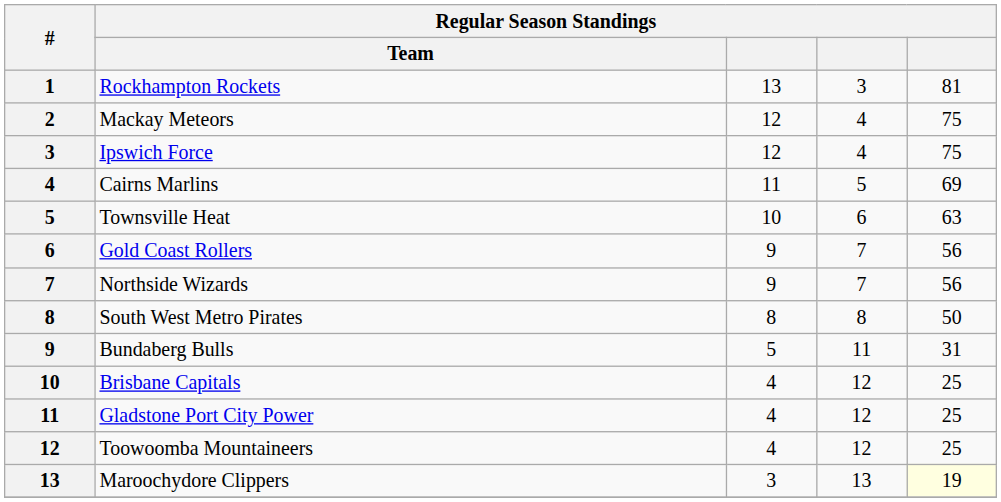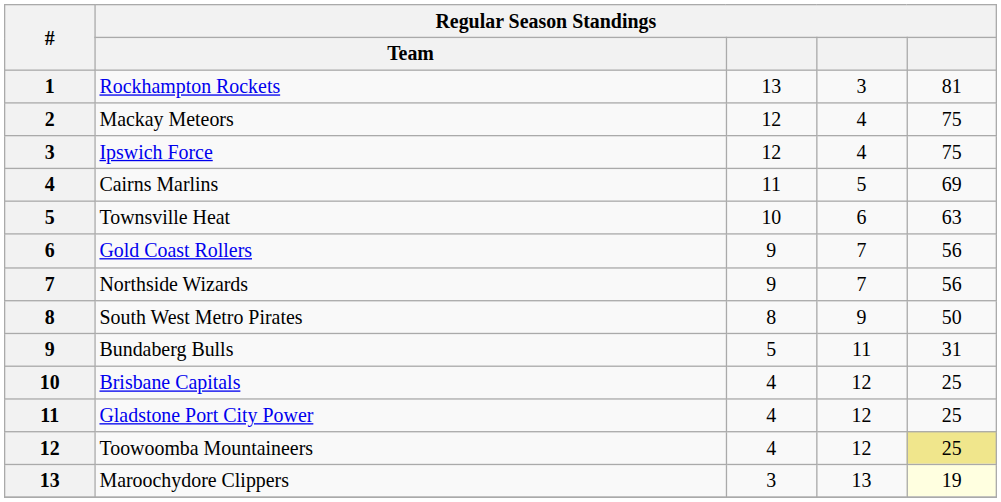(862, 316) 8 -> (862, 316) 9
(952, 447) no background -> (952, 447) khaki background
